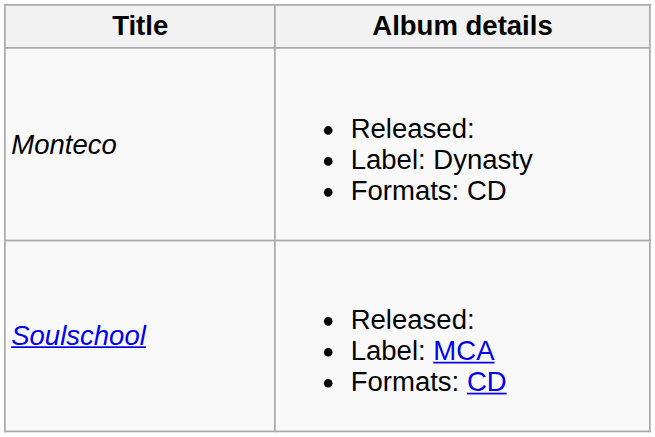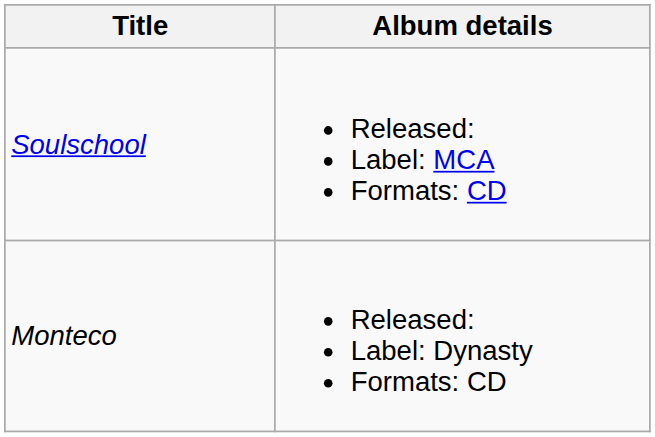rows swapped: (79, 335) <-> (64, 143)
